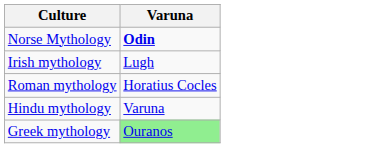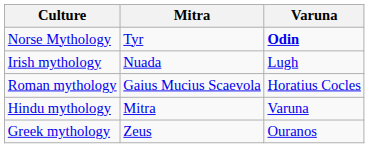+ column: (192, 16)
(148, 131) lightgreen background -> (292, 131) no background
